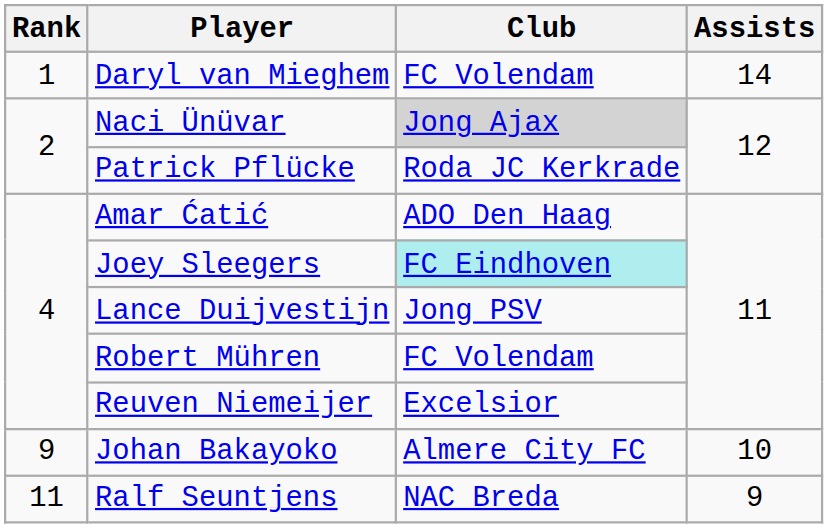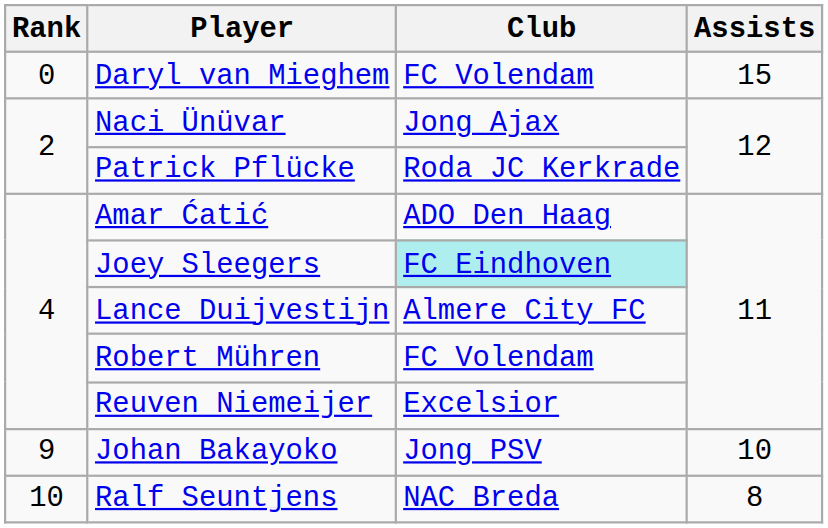(47, 76) 1 -> (47, 76) 0
(755, 76) 14 -> (755, 76) 15
(481, 123) lightgrey background -> (481, 123) no background
(472, 311) Jong PSV -> (524, 311) Almere City FC
(524, 452) Almere City FC -> (472, 452) Jong PSV
(47, 499) 11 -> (47, 499) 10
(755, 499) 9 -> (755, 499) 8
